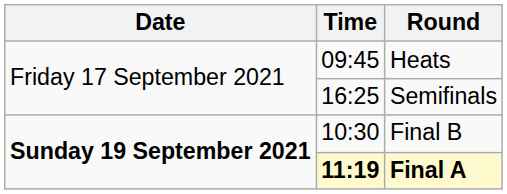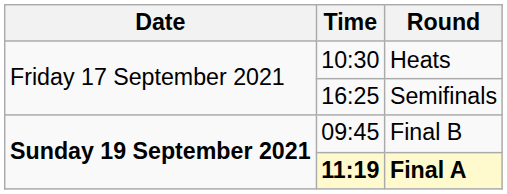(350, 59) 09:45 -> (350, 59) 10:30
(350, 133) 10:30 -> (350, 133) 09:45
